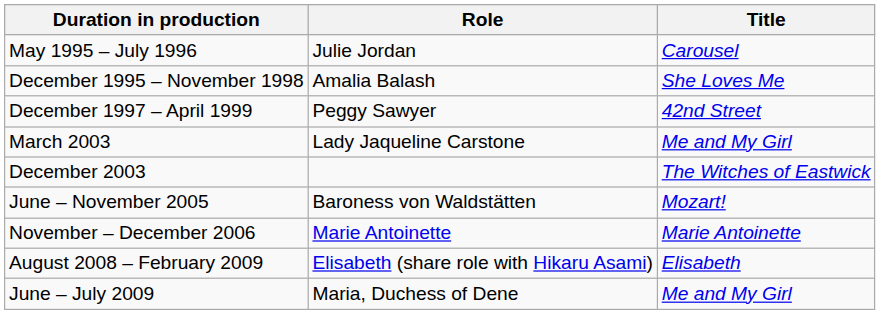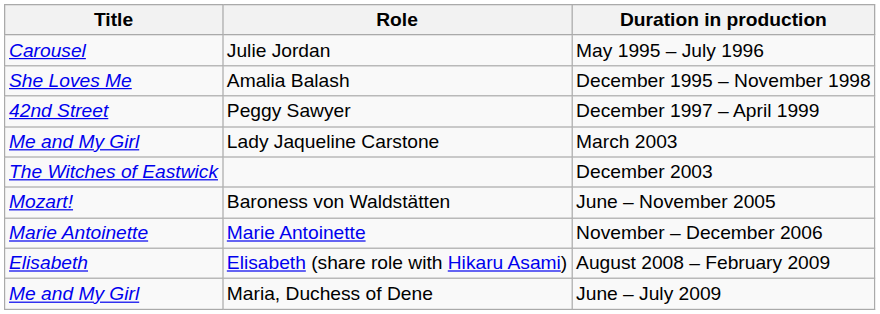columns swapped: (766, 19) <-> (156, 19)
